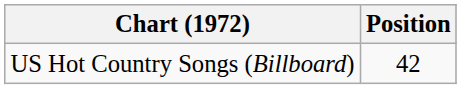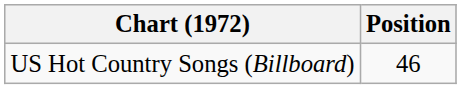(408, 63) 42 -> (408, 63) 46
